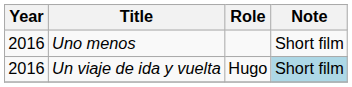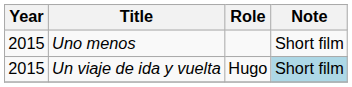(26, 43) 2016 -> (26, 43) 2015
(26, 69) 2016 -> (26, 69) 2015
